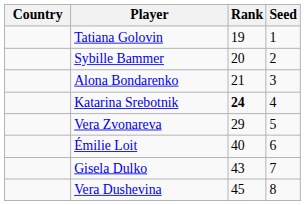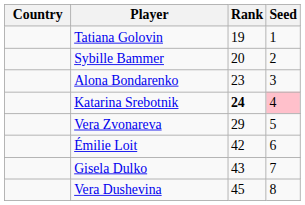(238, 80) 21 -> (238, 80) 23
(273, 102) no background -> (273, 102) pink background
(238, 146) 40 -> (238, 146) 42
